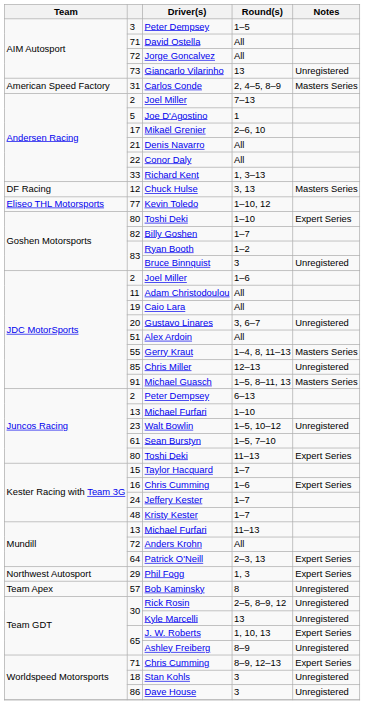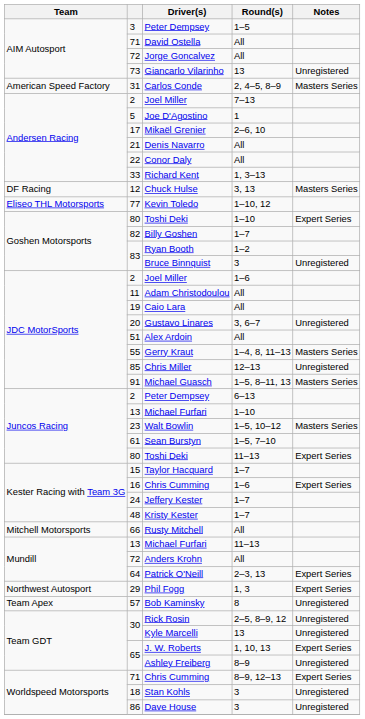(322, 426) Unregistered -> (326, 426) Masters Series
+ row: (174, 529)
